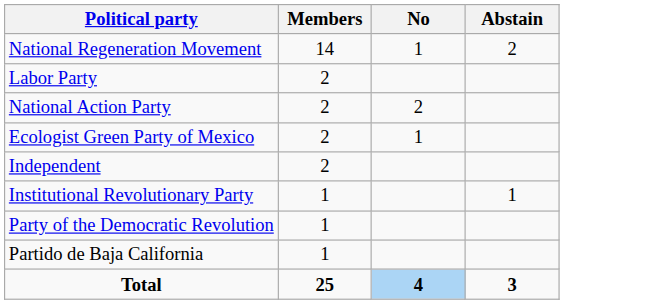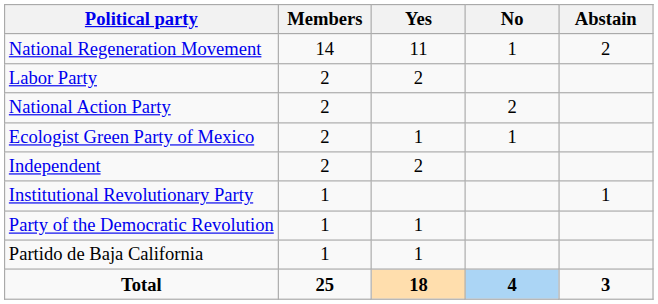+ column: (418, 19)
